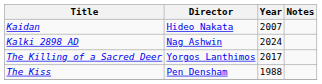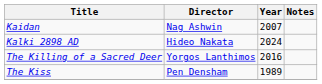(200, 27) Hideo Nakata -> (194, 27) Nag Ashwin
(194, 42) Nag Ashwin -> (200, 42) Hideo Nakata
(271, 57) 2017 -> (271, 57) 2016
(271, 72) 1988 -> (271, 72) 1989
